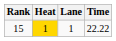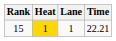(98, 28) 22.22 -> (98, 28) 22.21
